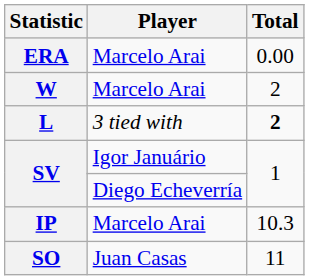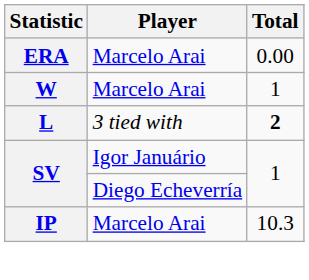(275, 88) 2 -> (275, 88) 1
- row: (46, 257)
